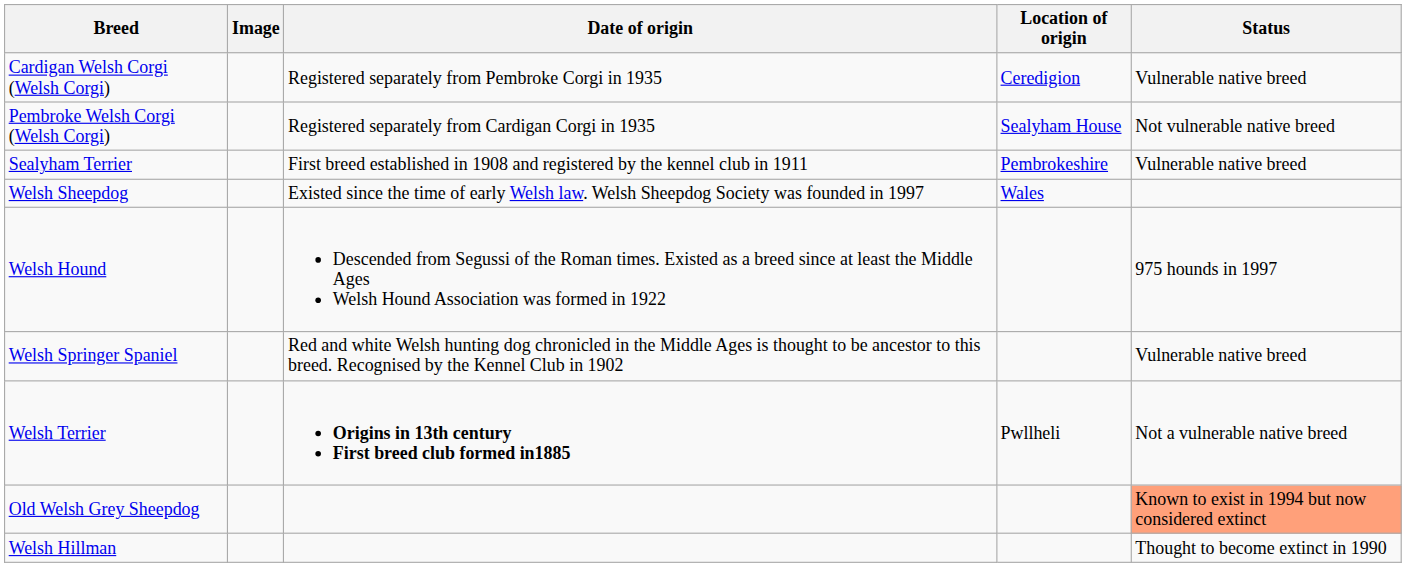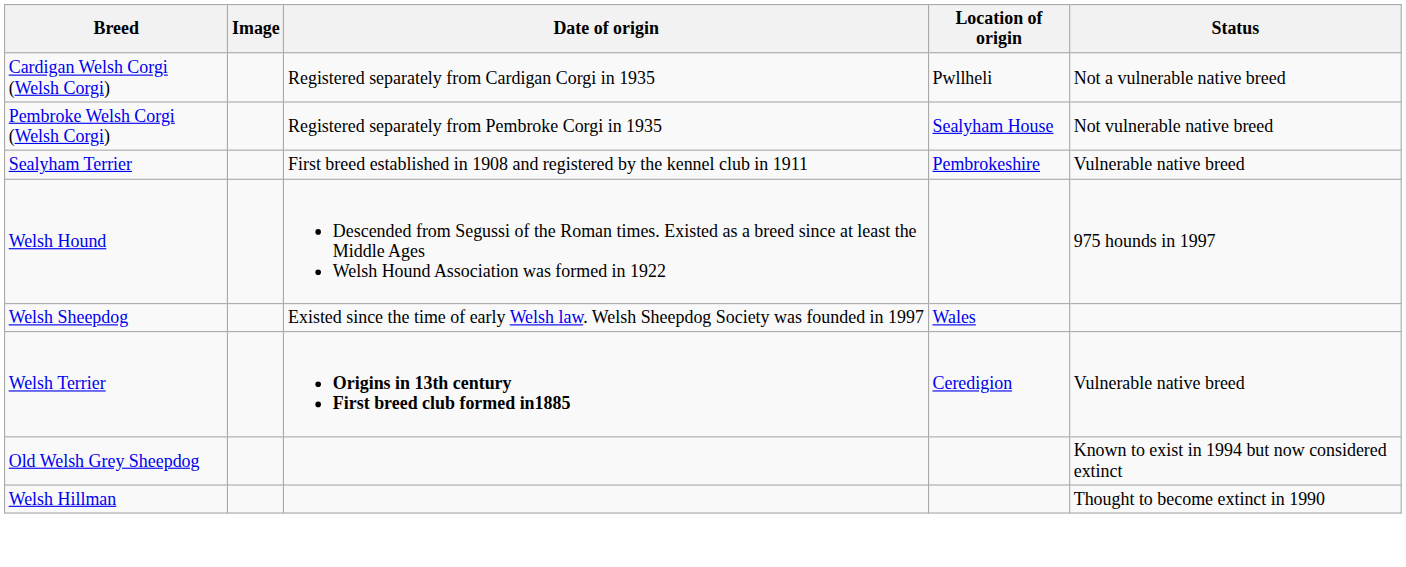(475, 77) Registered separately from Pembroke Corgi in 1935 -> (471, 77) Registered separately from Cardigan Corgi in 1935
(1040, 77) Ceredigion -> (962, 77) Pwllheli
(1221, 77) Vulnerable native breed -> (1180, 77) Not a vulnerable native breed
(471, 125) Registered separately from Cardigan Corgi in 1935 -> (475, 125) Registered separately from Pembroke Corgi in 1935
rows swapped: (57, 269) <-> (68, 192)
- row: (93, 356)
(1030, 432) Pwllheli -> (972, 384) Ceredigion
(1241, 432) Not a vulnerable native breed -> (1159, 384) Vulnerable native breed
(1251, 509) lightsalmon background -> (1230, 460) no background
